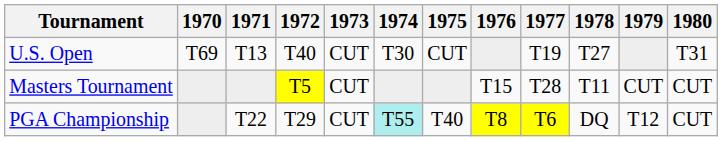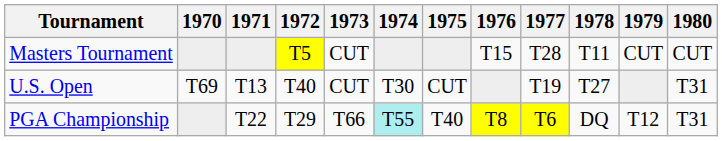rows swapped: (91, 86) <-> (51, 53)
(349, 119) CUT -> (349, 119) T66
(692, 119) CUT -> (692, 119) T31
